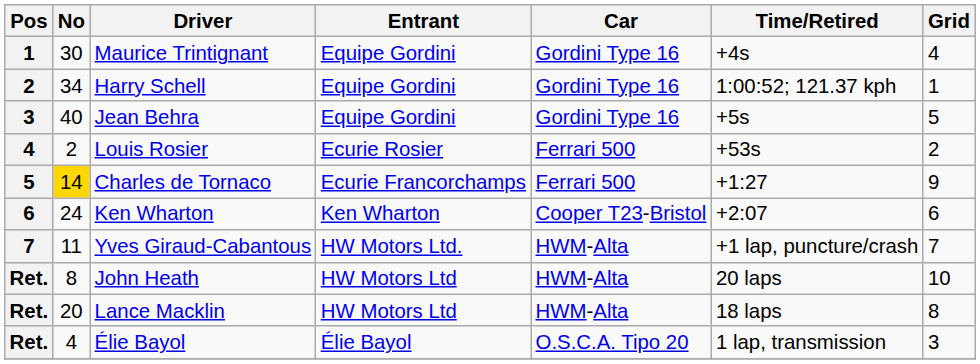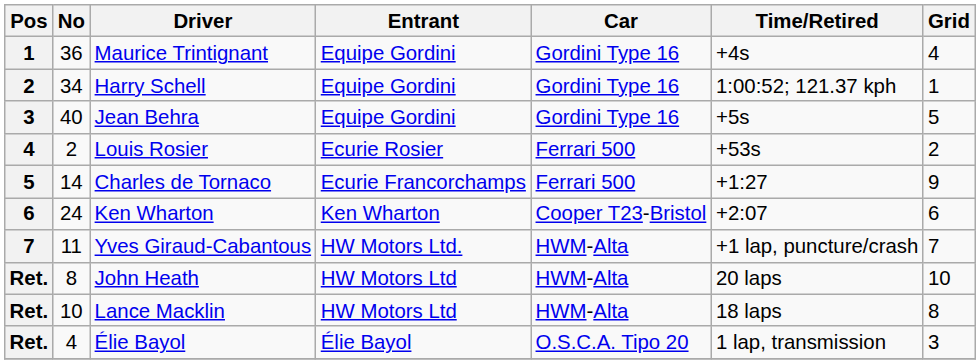(71, 53) 30 -> (71, 53) 36
(71, 181) gold background -> (71, 181) no background
(71, 310) 20 -> (71, 310) 10
